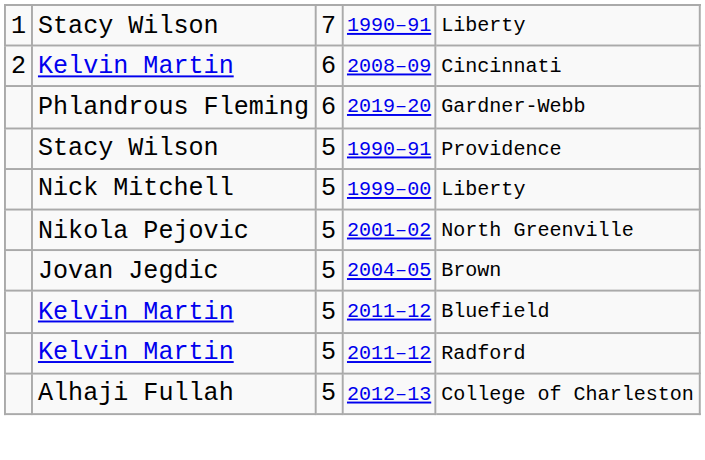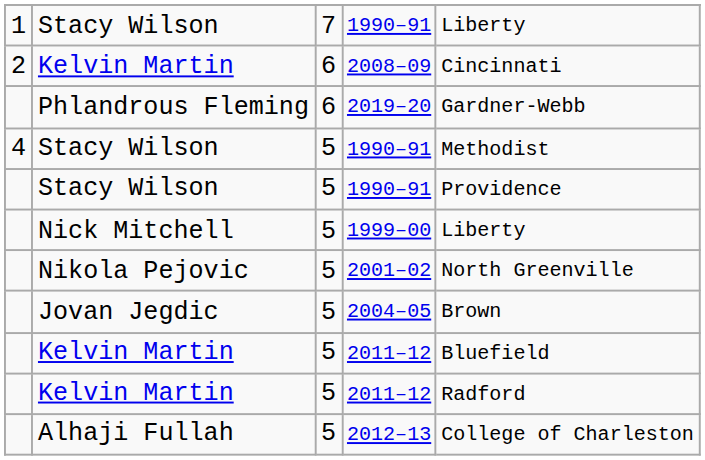+ row: (18, 148)
